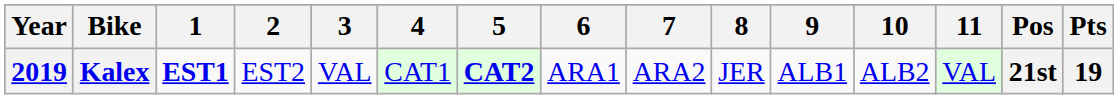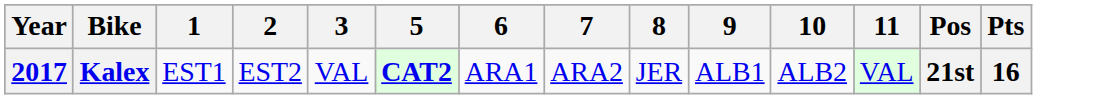- column: (418, 26)
(39, 70) 2019 -> (39, 70) 2017
(196, 70) bold -> (194, 70) normal
(1088, 70) 19 -> (1006, 70) 16
